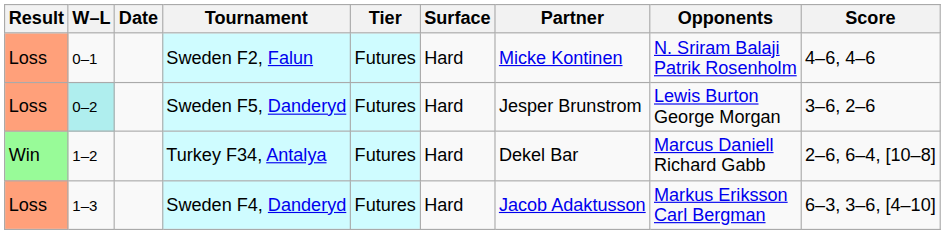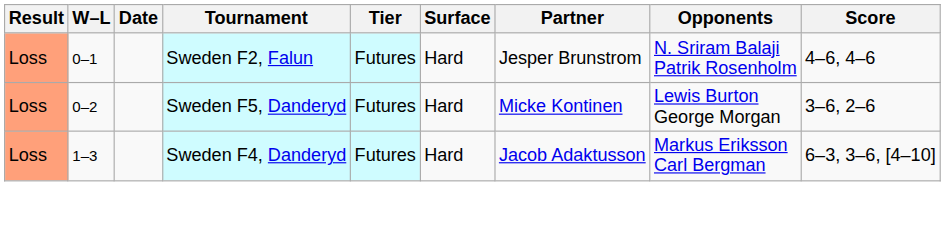(561, 57) Micke Kontinen -> (570, 57) Jesper Brunstrom
(85, 107) paleturquoise background -> (85, 107) no background
(570, 106) Jesper Brunstrom -> (561, 106) Micke Kontinen
- row: (246, 155)
